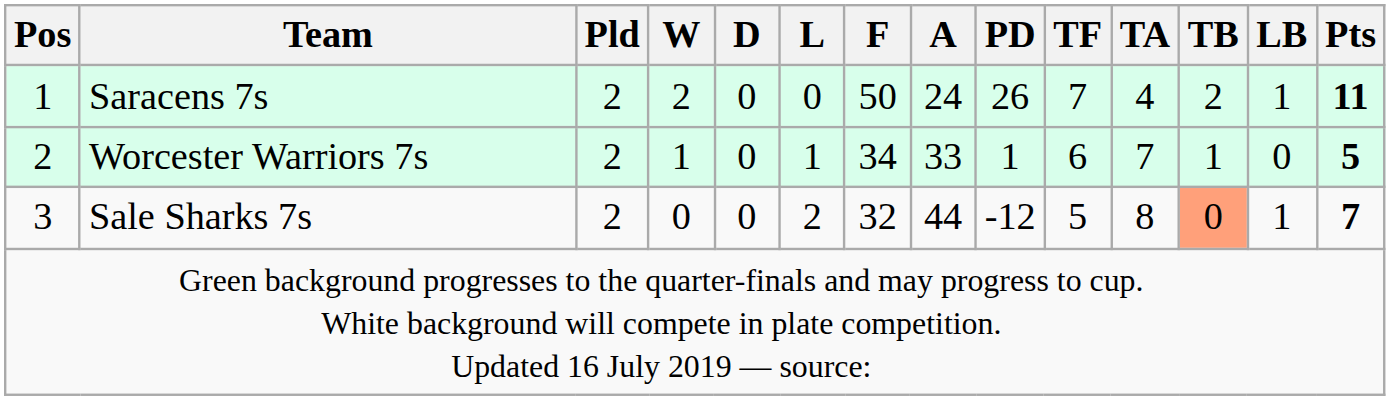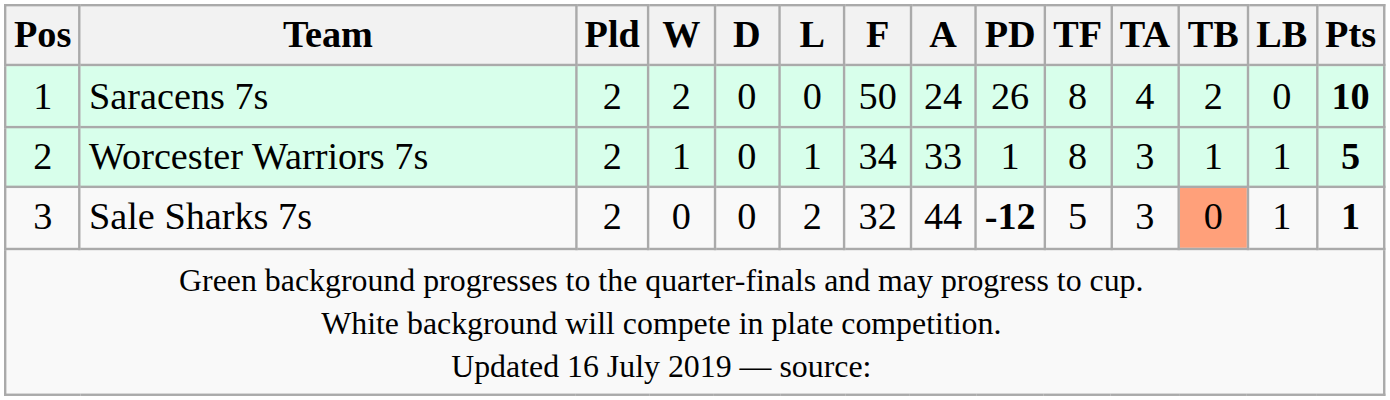(1078, 95) 7 -> (1078, 95) 8
(1282, 95) 1 -> (1282, 95) 0
(1351, 95) 11 -> (1351, 95) 10
(1078, 156) 6 -> (1078, 156) 8
(1145, 156) 7 -> (1145, 156) 3
(1282, 156) 0 -> (1282, 156) 1
(1010, 216) normal -> (1010, 216) bold
(1145, 216) 8 -> (1145, 216) 3
(1351, 216) 7 -> (1351, 216) 1
